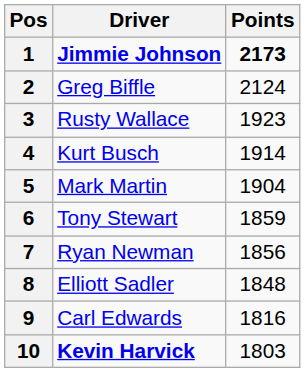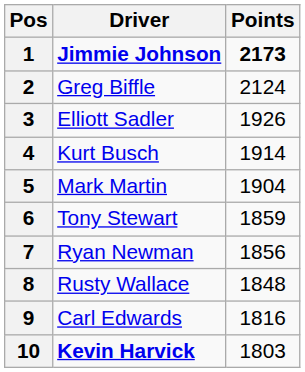(123, 119) Rusty Wallace -> (116, 119) Elliott Sadler
(263, 119) 1923 -> (263, 119) 1926
(116, 284) Elliott Sadler -> (123, 284) Rusty Wallace
